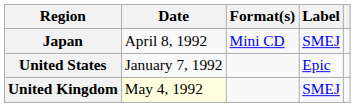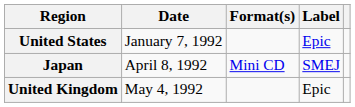rows swapped: (63, 65) <-> (63, 41)
(164, 89) lightyellow background -> (164, 89) no background
(321, 89) SMEJ -> (316, 89) Epic
